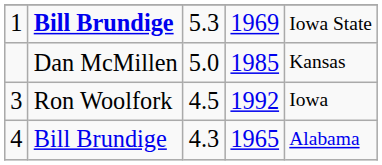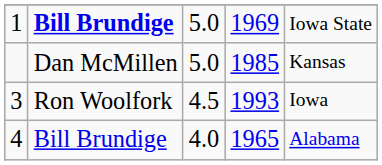(204, 23) 5.3 -> (204, 23) 5.0
(255, 100) 1992 -> (255, 100) 1993
(204, 139) 4.3 -> (204, 139) 4.0
